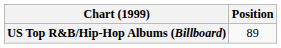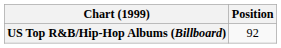(253, 33) 89 -> (253, 33) 92
